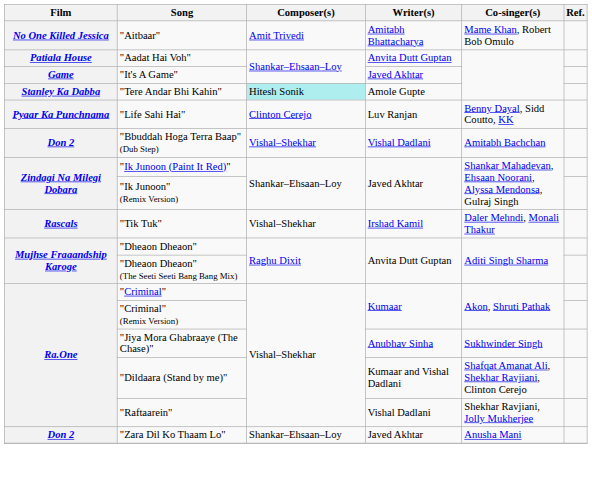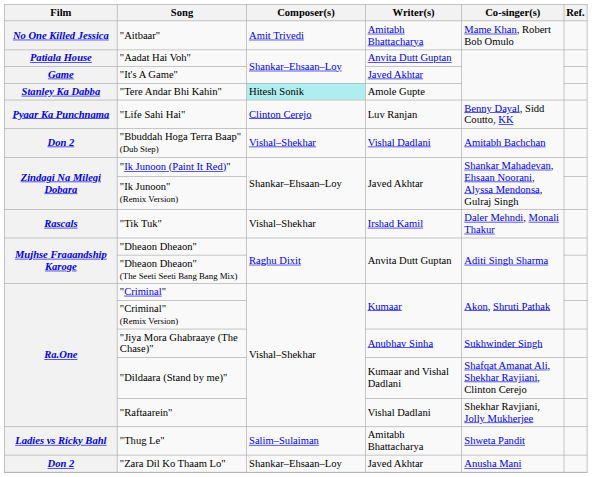+ row: (142, 441)
